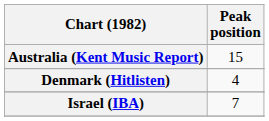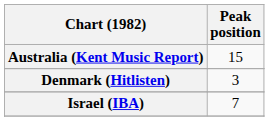(235, 80) 4 -> (235, 80) 3
